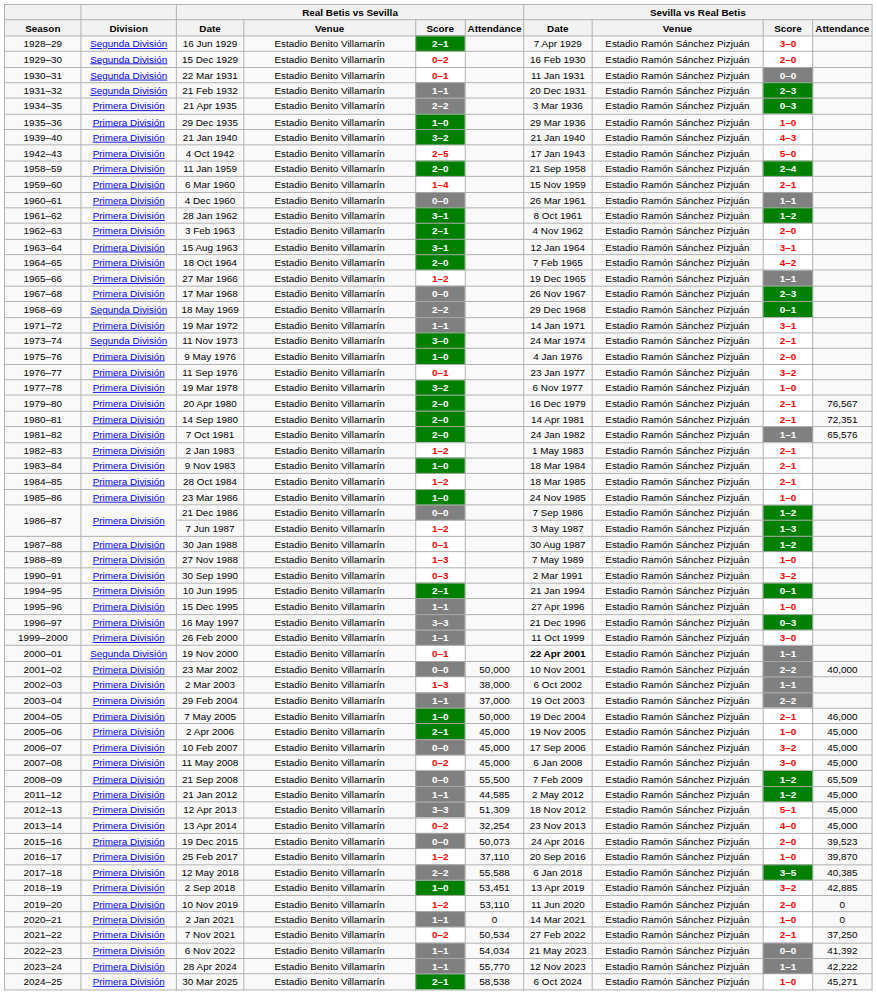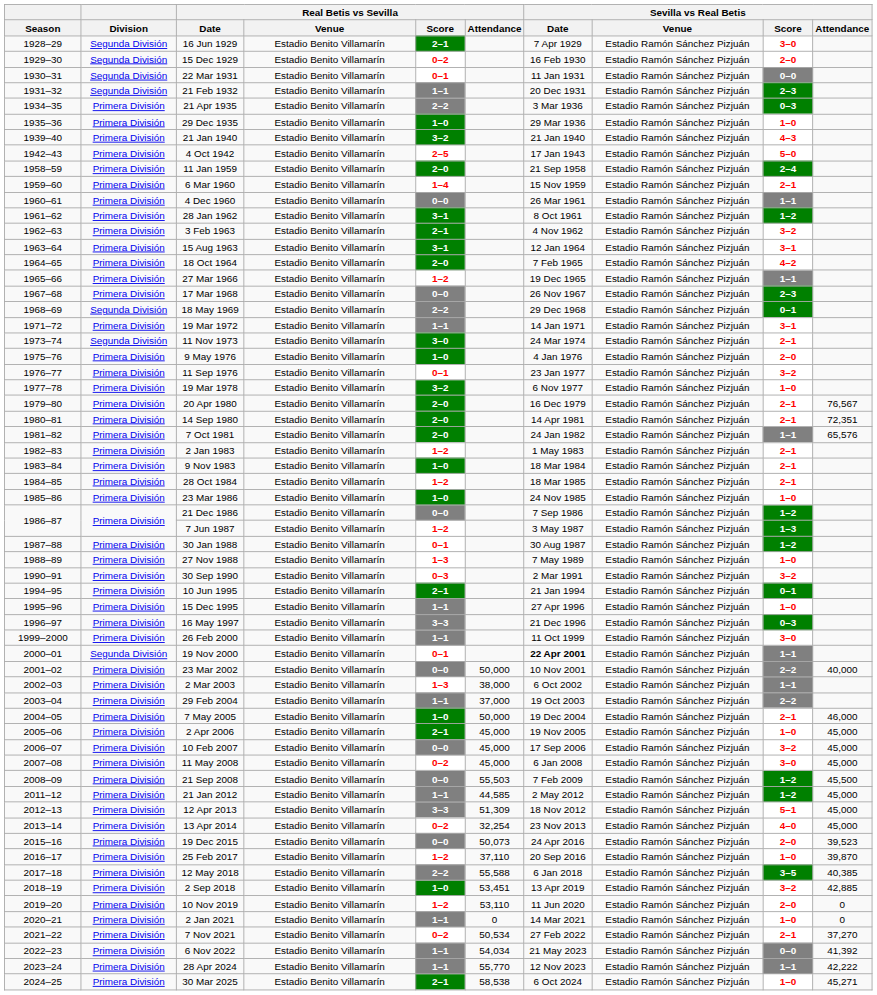(788, 231) 2–0 -> (788, 231) 3–2
(495, 779) 55,500 -> (495, 779) 55,503
(842, 779) 65,509 -> (842, 779) 45,500
(842, 935) 37,250 -> (842, 935) 37,270
